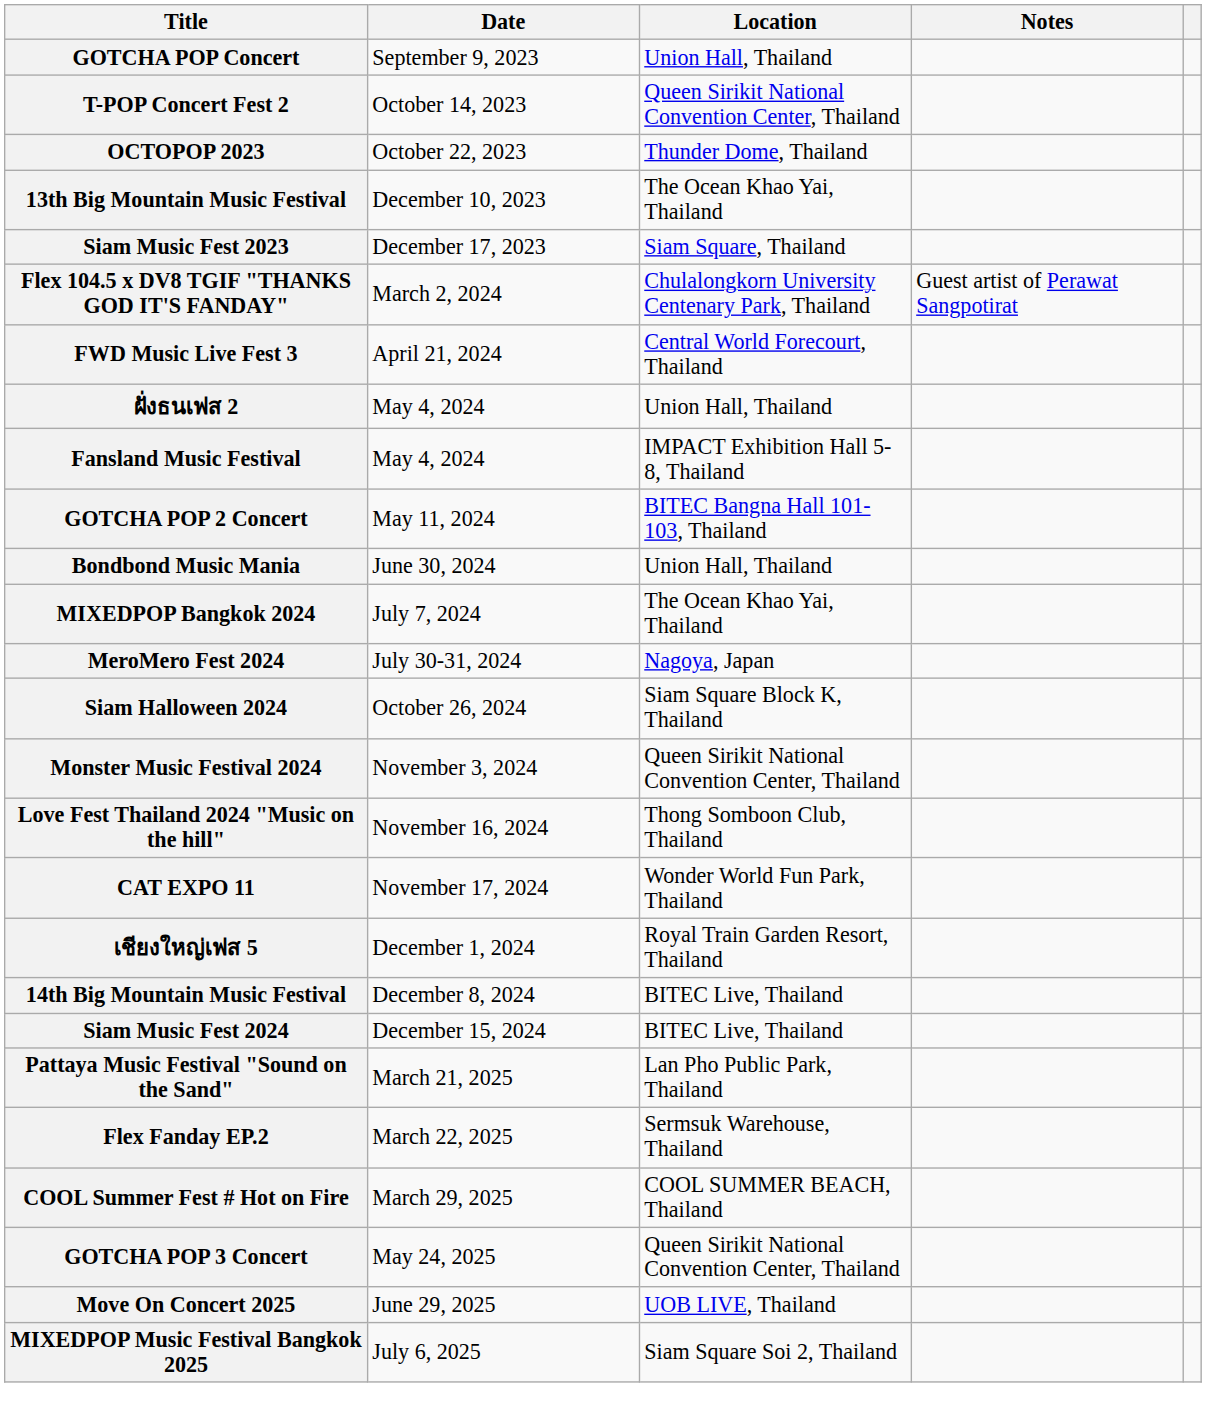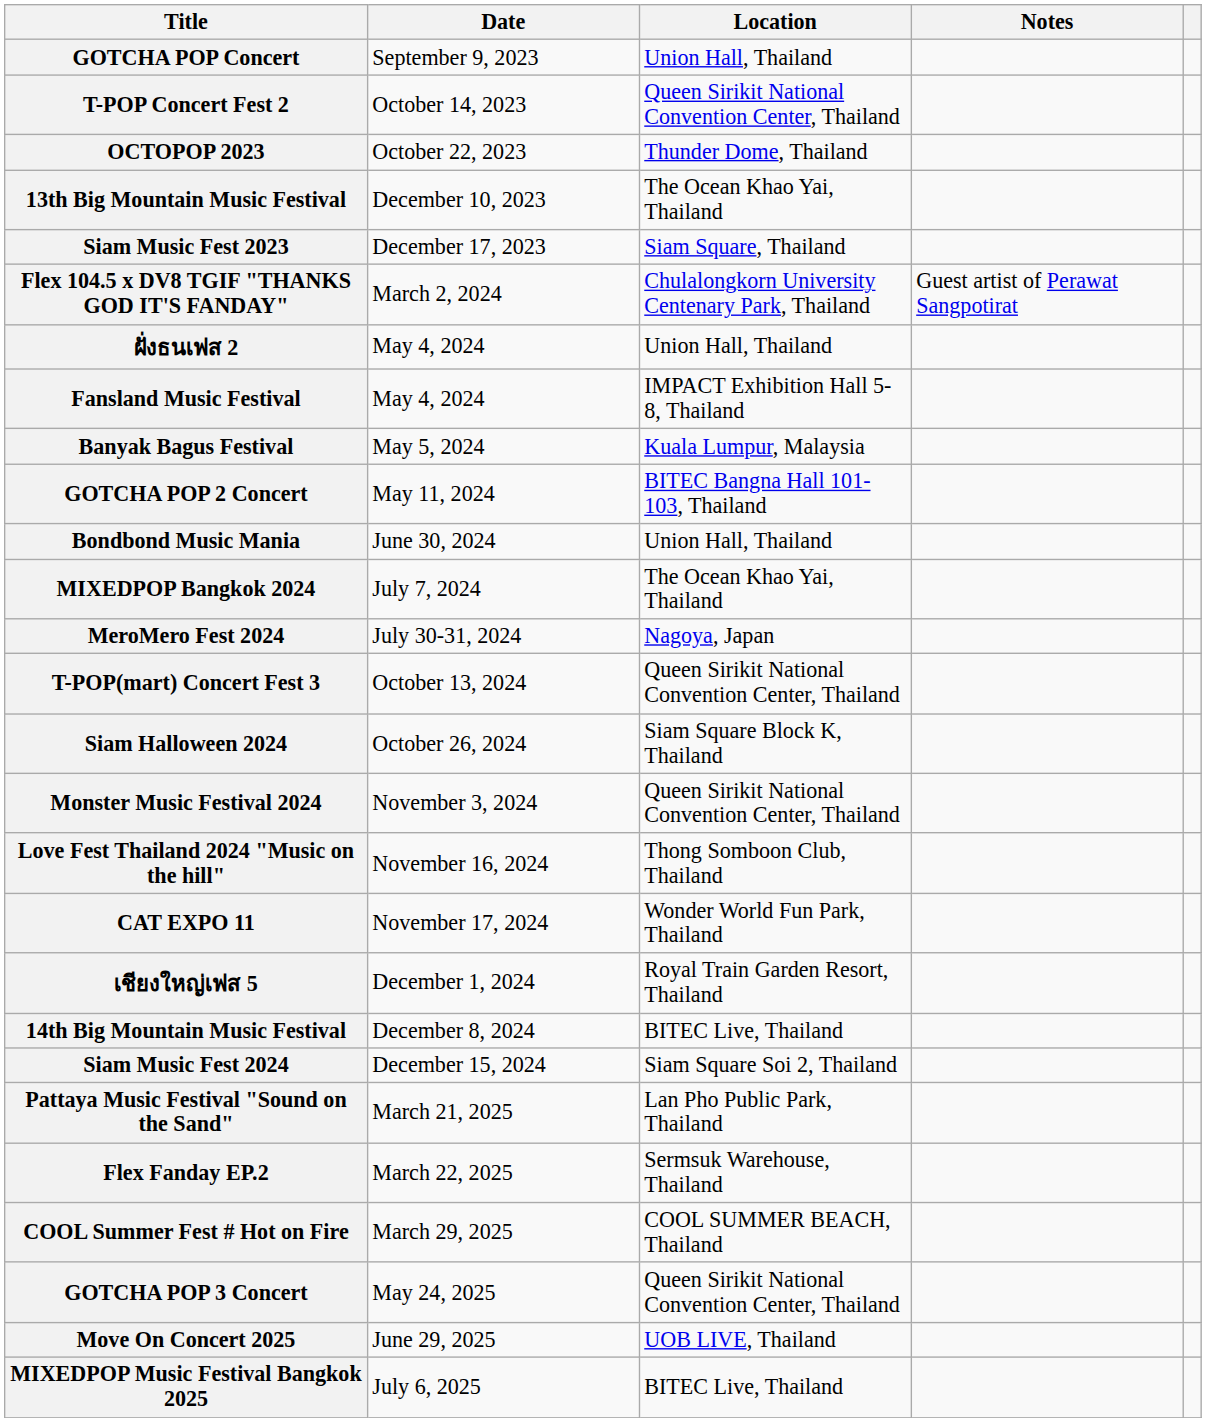- row: (186, 354)
+ row: (186, 446)
+ row: (186, 683)
(744, 1030) BITEC Live, Thailand -> (771, 1065) Siam Square Soi 2, Thailand
(771, 1351) Siam Square Soi 2, Thailand -> (744, 1387) BITEC Live, Thailand
